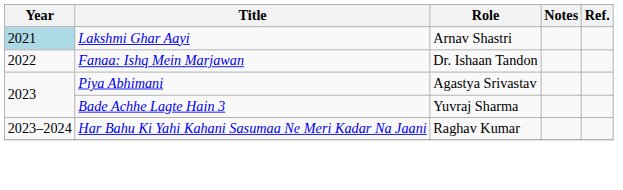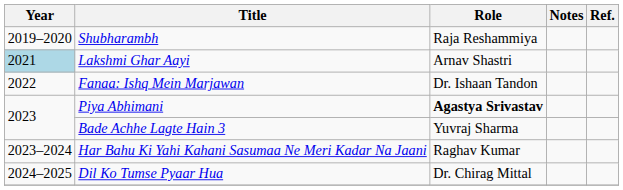+ row: (118, 38)
(485, 83) normal -> (488, 106) bold
+ row: (151, 173)
